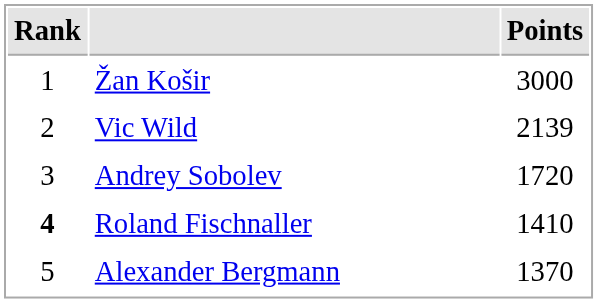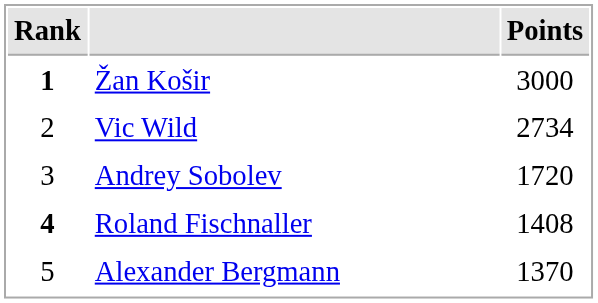(47, 80) normal -> (47, 80) bold
(545, 127) 2139 -> (545, 127) 2734
(545, 223) 1410 -> (545, 223) 1408
